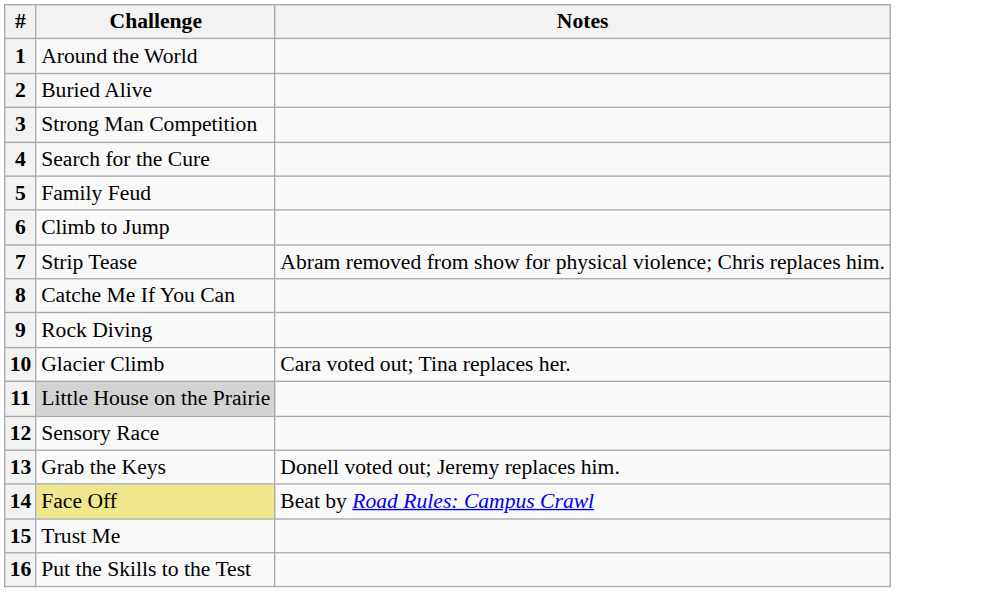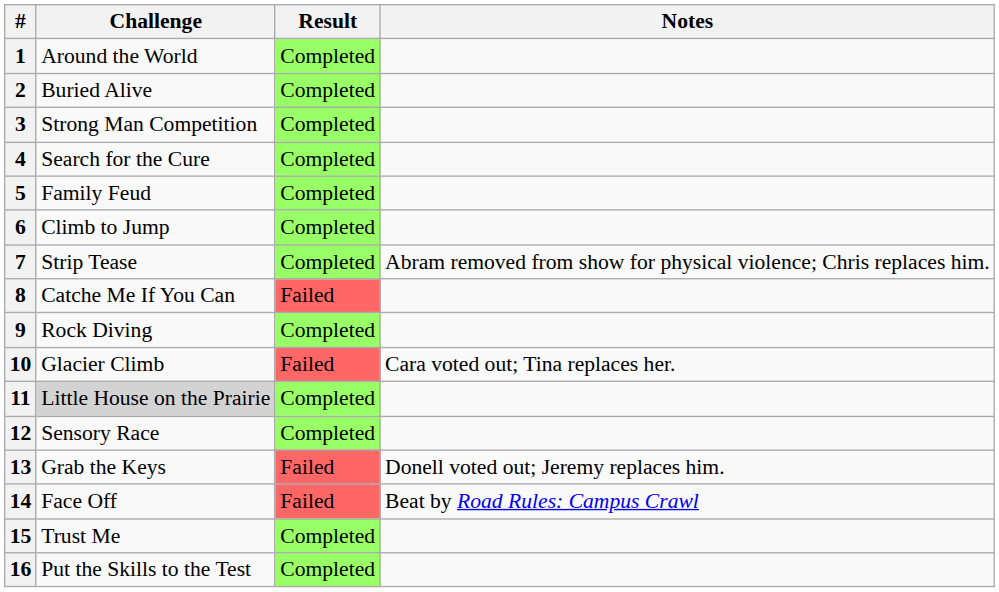+ column: (328, 21)
(79, 501) khaki background -> (79, 501) no background
